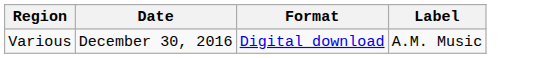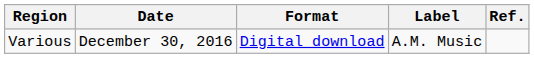+ column: (507, 17)
